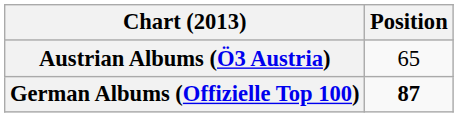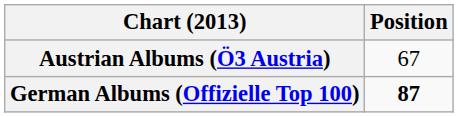(409, 58) 65 -> (409, 58) 67
